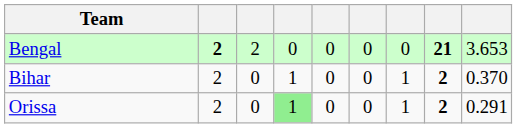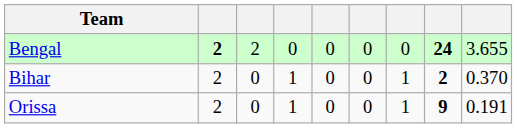(443, 48) 21 -> (443, 48) 24
(487, 48) 3.653 -> (487, 48) 3.655
(293, 107) lightgreen background -> (293, 107) no background
(443, 107) 2 -> (443, 107) 9
(487, 107) 0.291 -> (487, 107) 0.191
